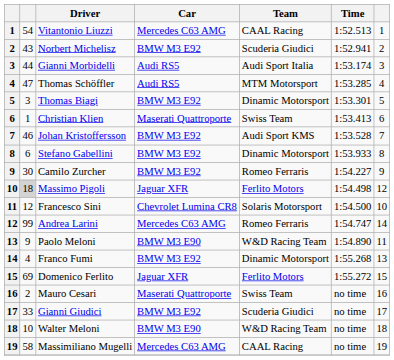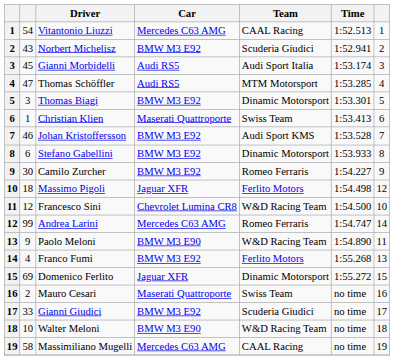(28, 66) 44 -> (28, 66) 45
(28, 188) lightgrey background -> (28, 188) no background
(282, 206) Solaris Motorsport -> (284, 206) W&D Racing Team
(285, 259) Dinamic Motorsport -> (273, 259) Ferlito Motors
(273, 276) Ferlito Motors -> (285, 276) Dinamic Motorsport
